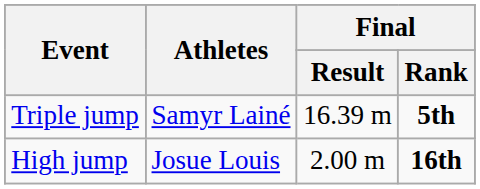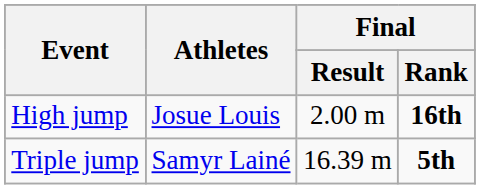rows swapped: (70, 161) <-> (75, 116)
